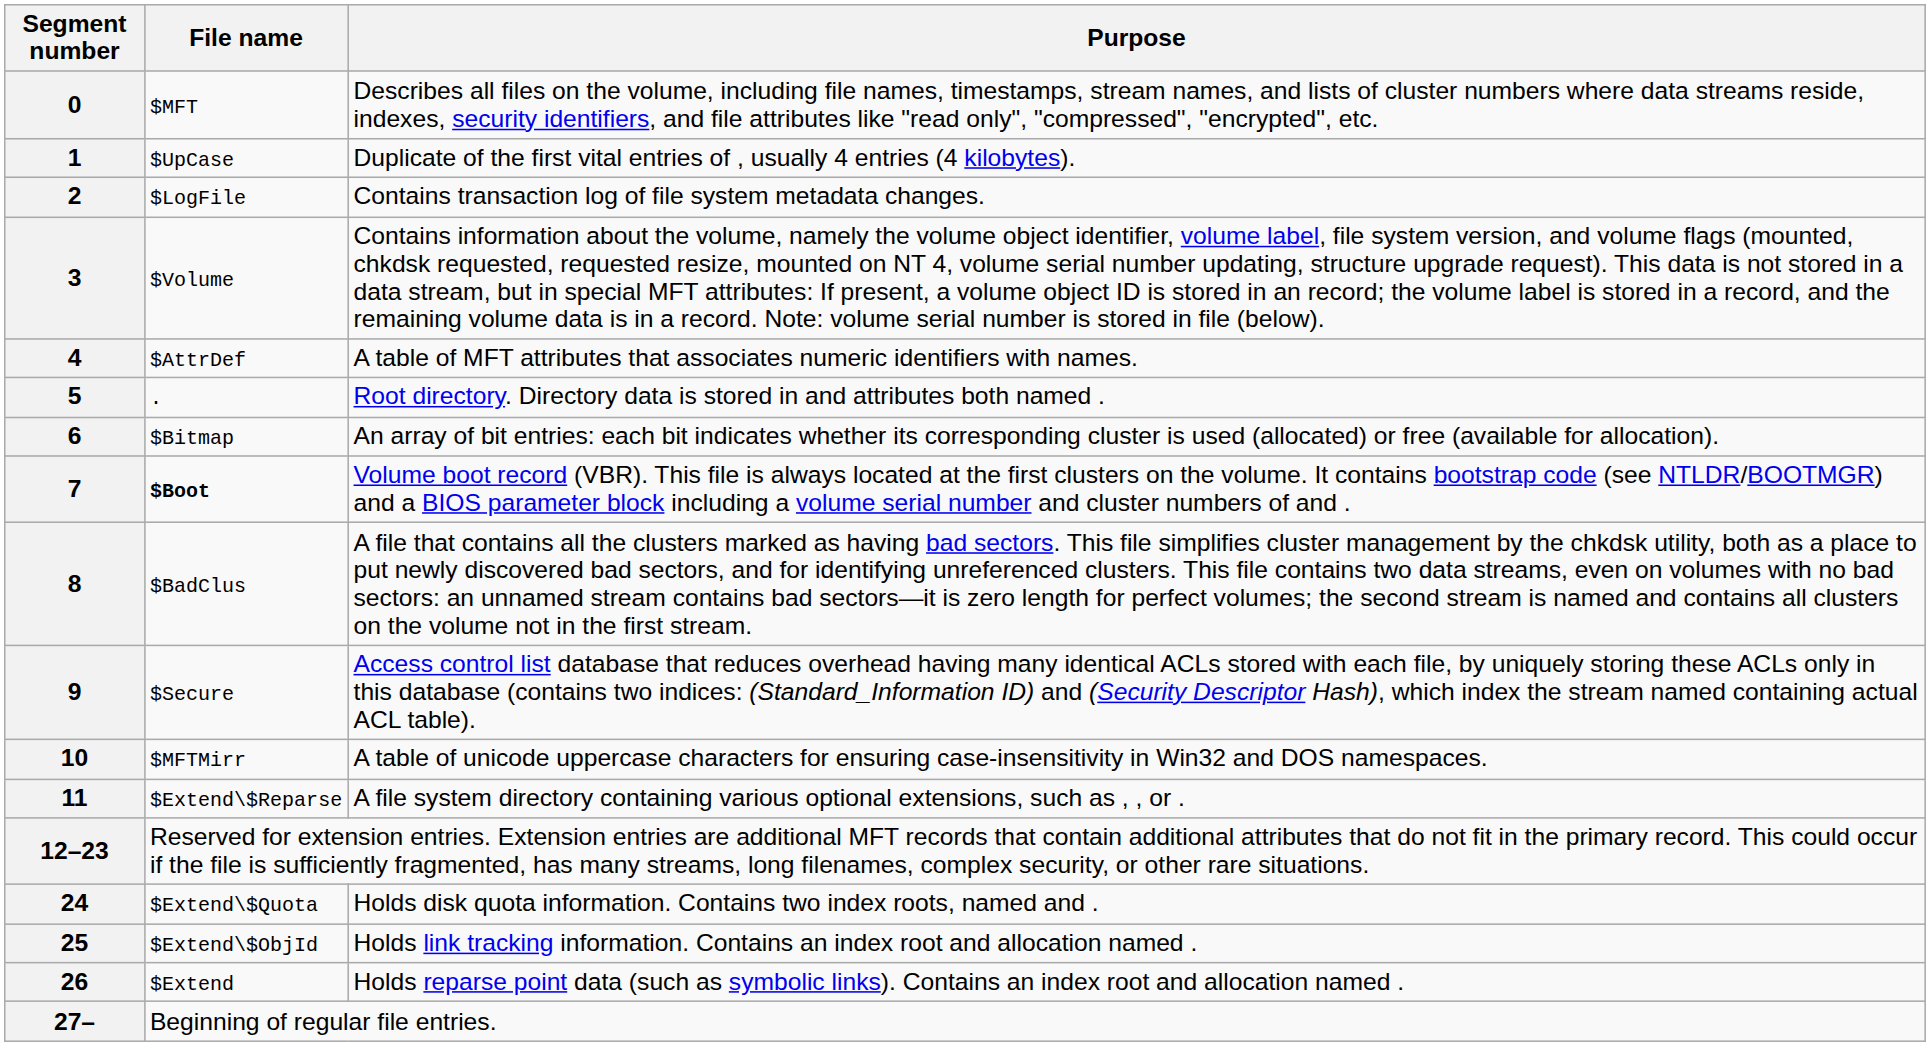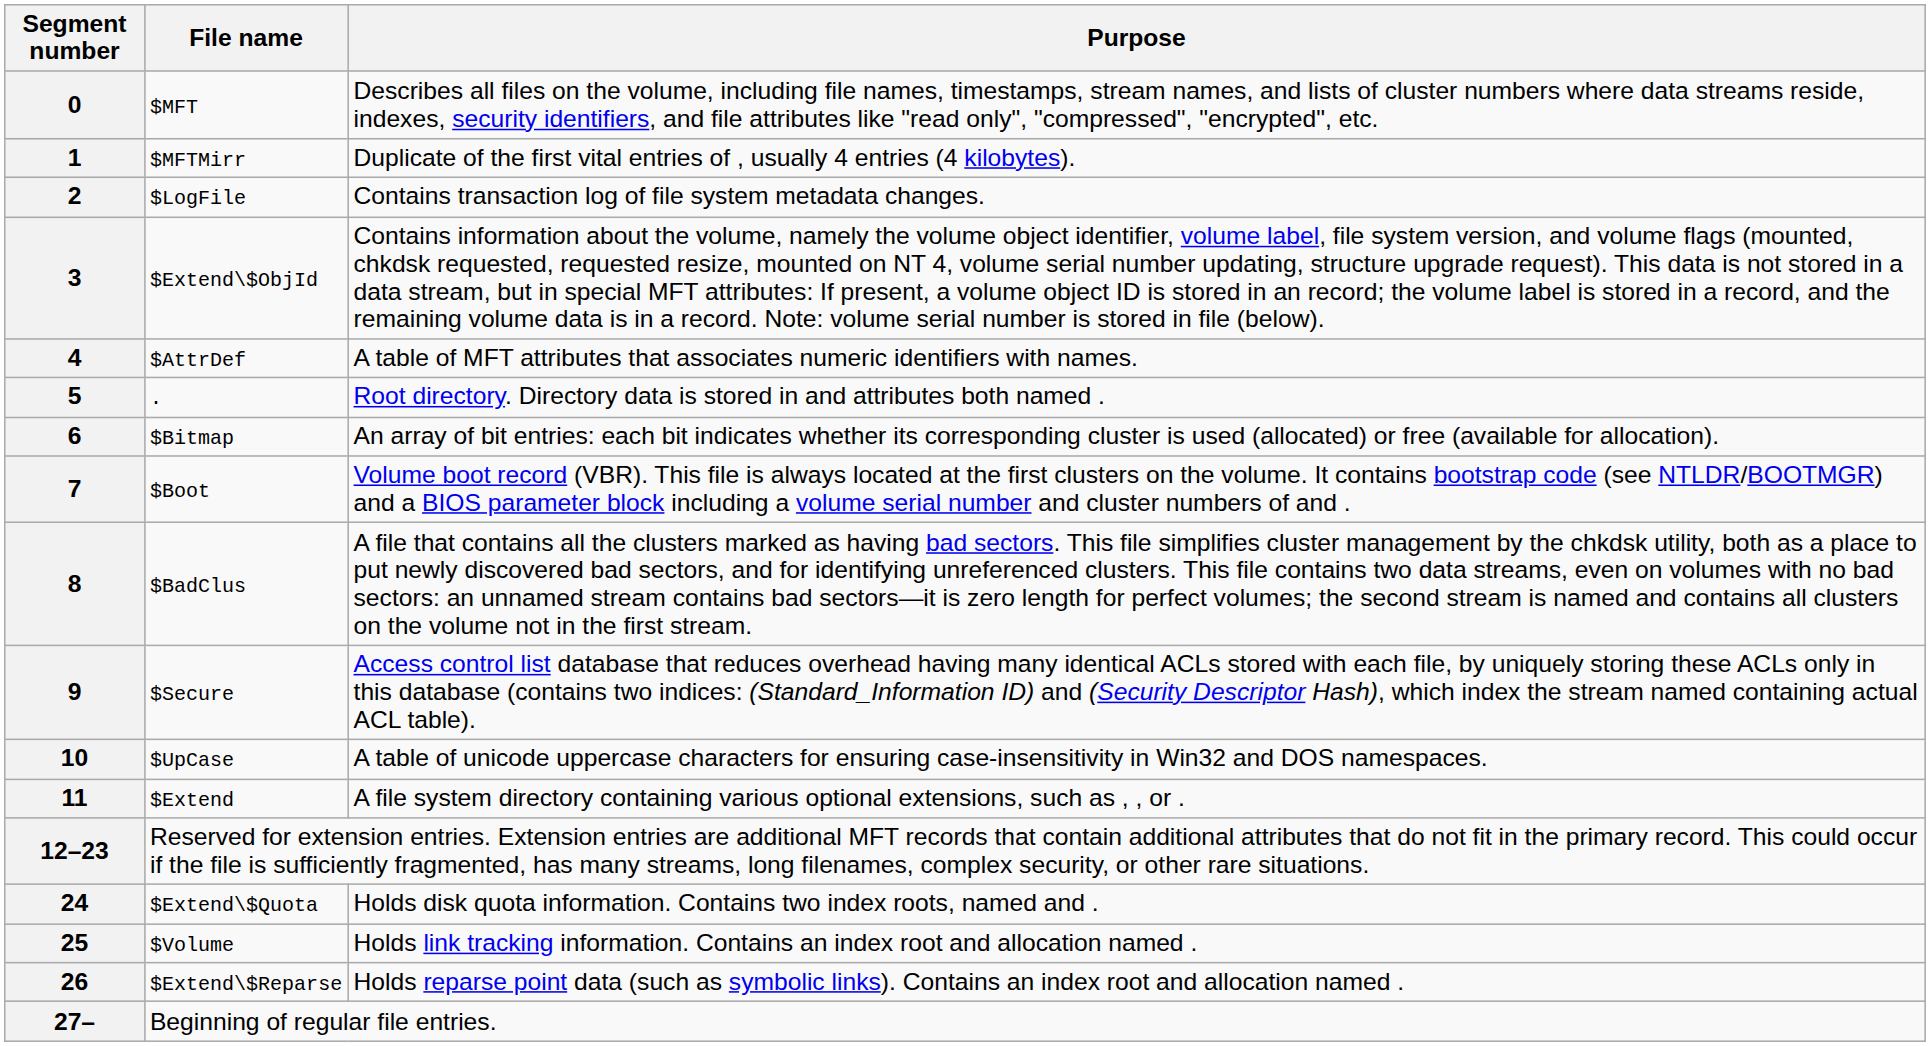(192, 160) $UpCase -> (198, 160) $MFTMirr
(192, 280) $Volume -> (234, 280) $Extend\$ObjId
(180, 489) bold -> (180, 492) normal
(198, 761) $MFTMirr -> (192, 761) $UpCase
(246, 800) $Extend\$Reparse -> (192, 800) $Extend
(234, 945) $Extend\$ObjId -> (192, 945) $Volume
(192, 984) $Extend -> (246, 984) $Extend\$Reparse
